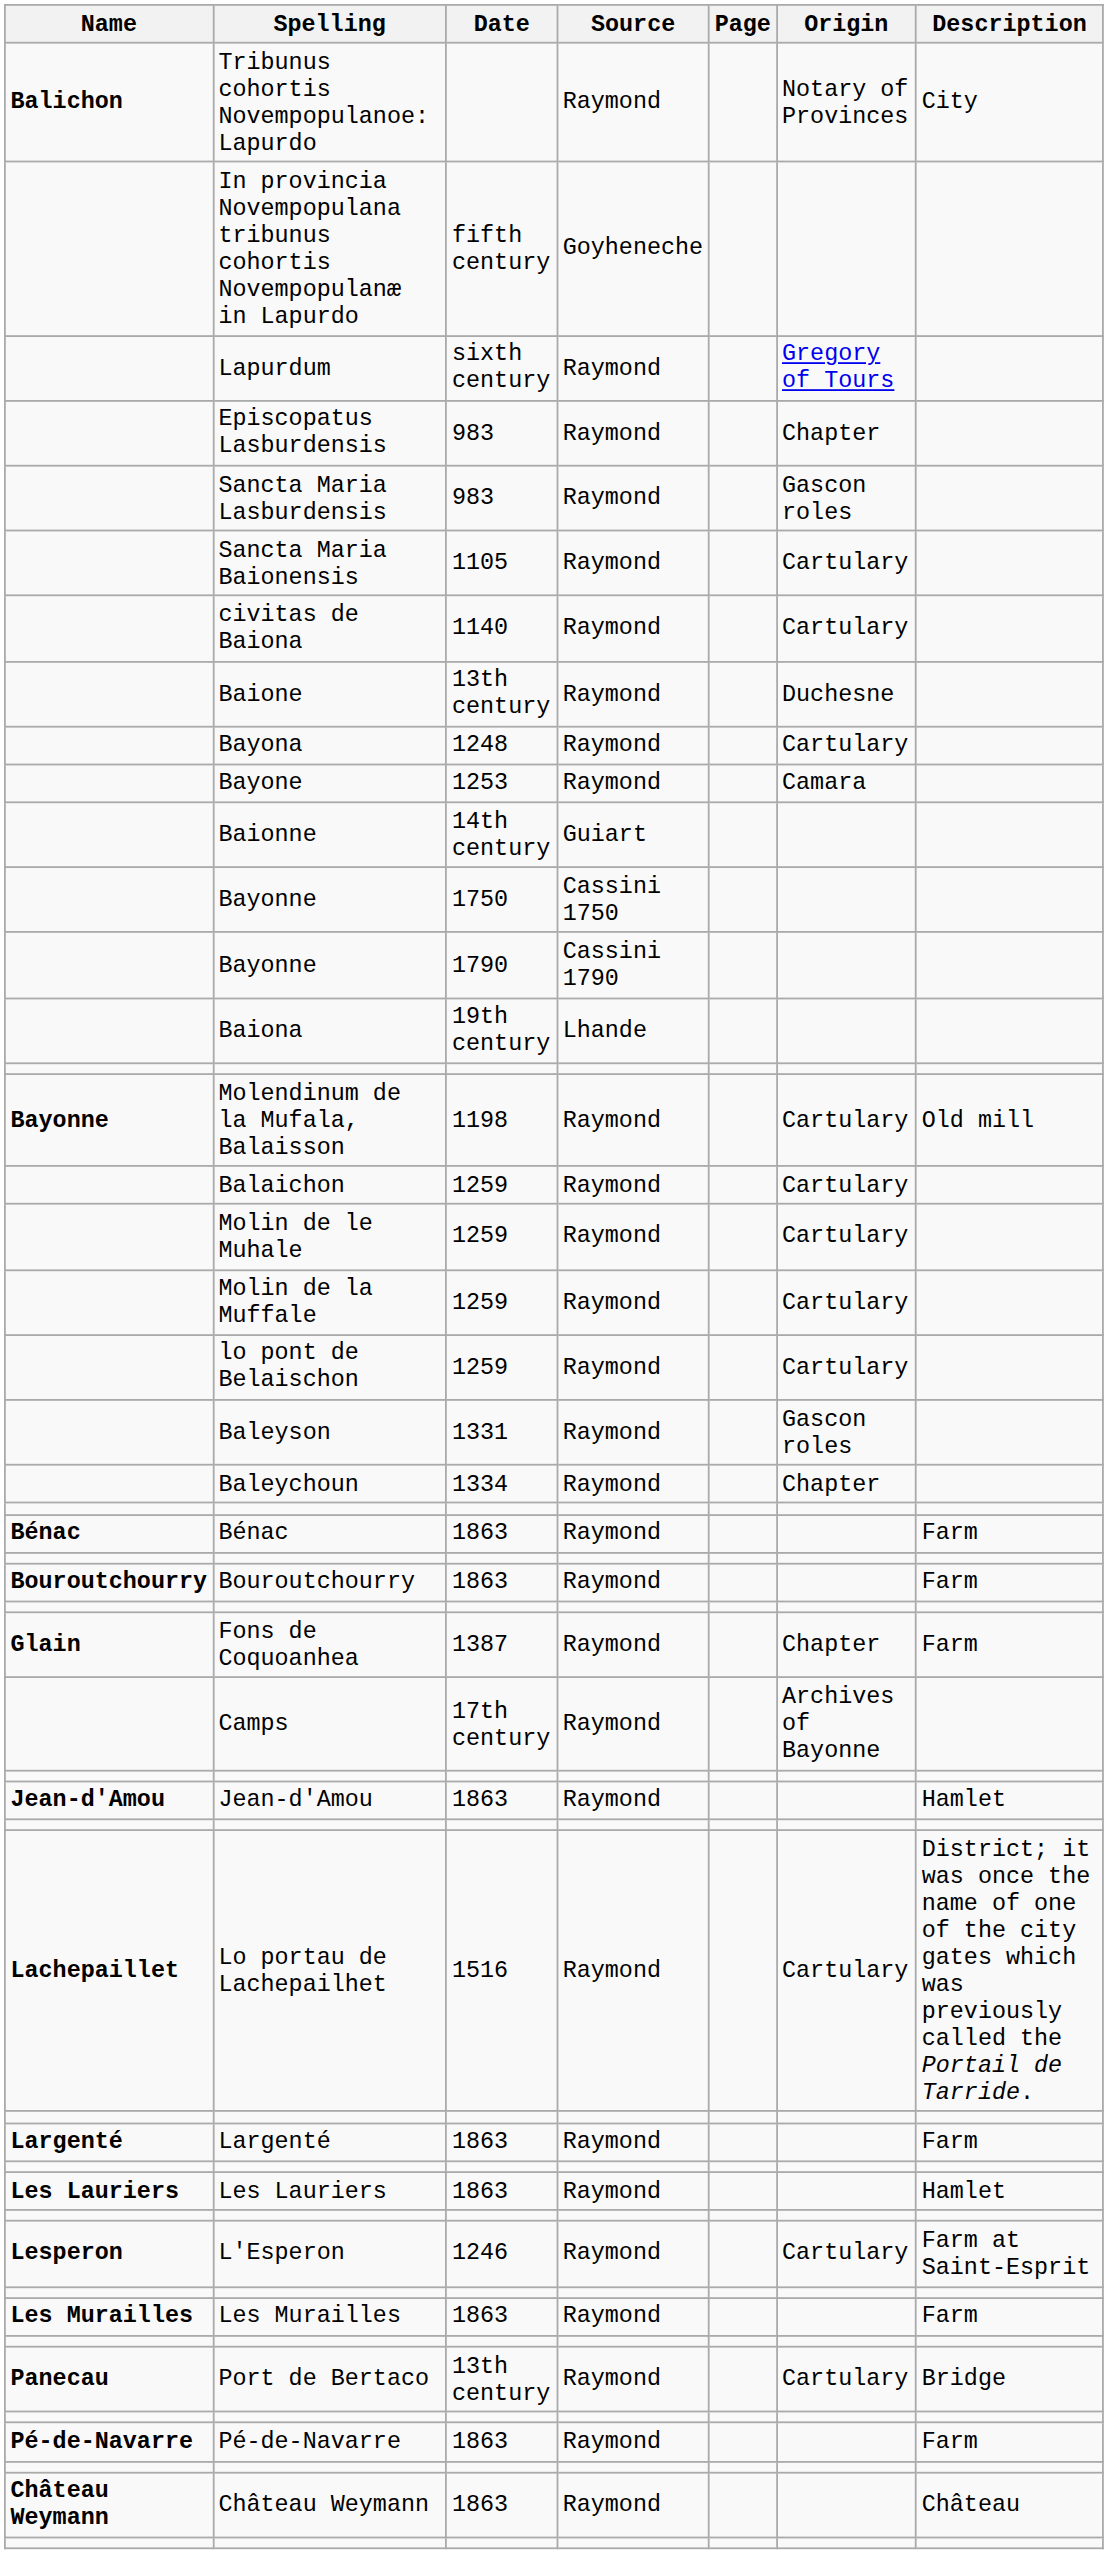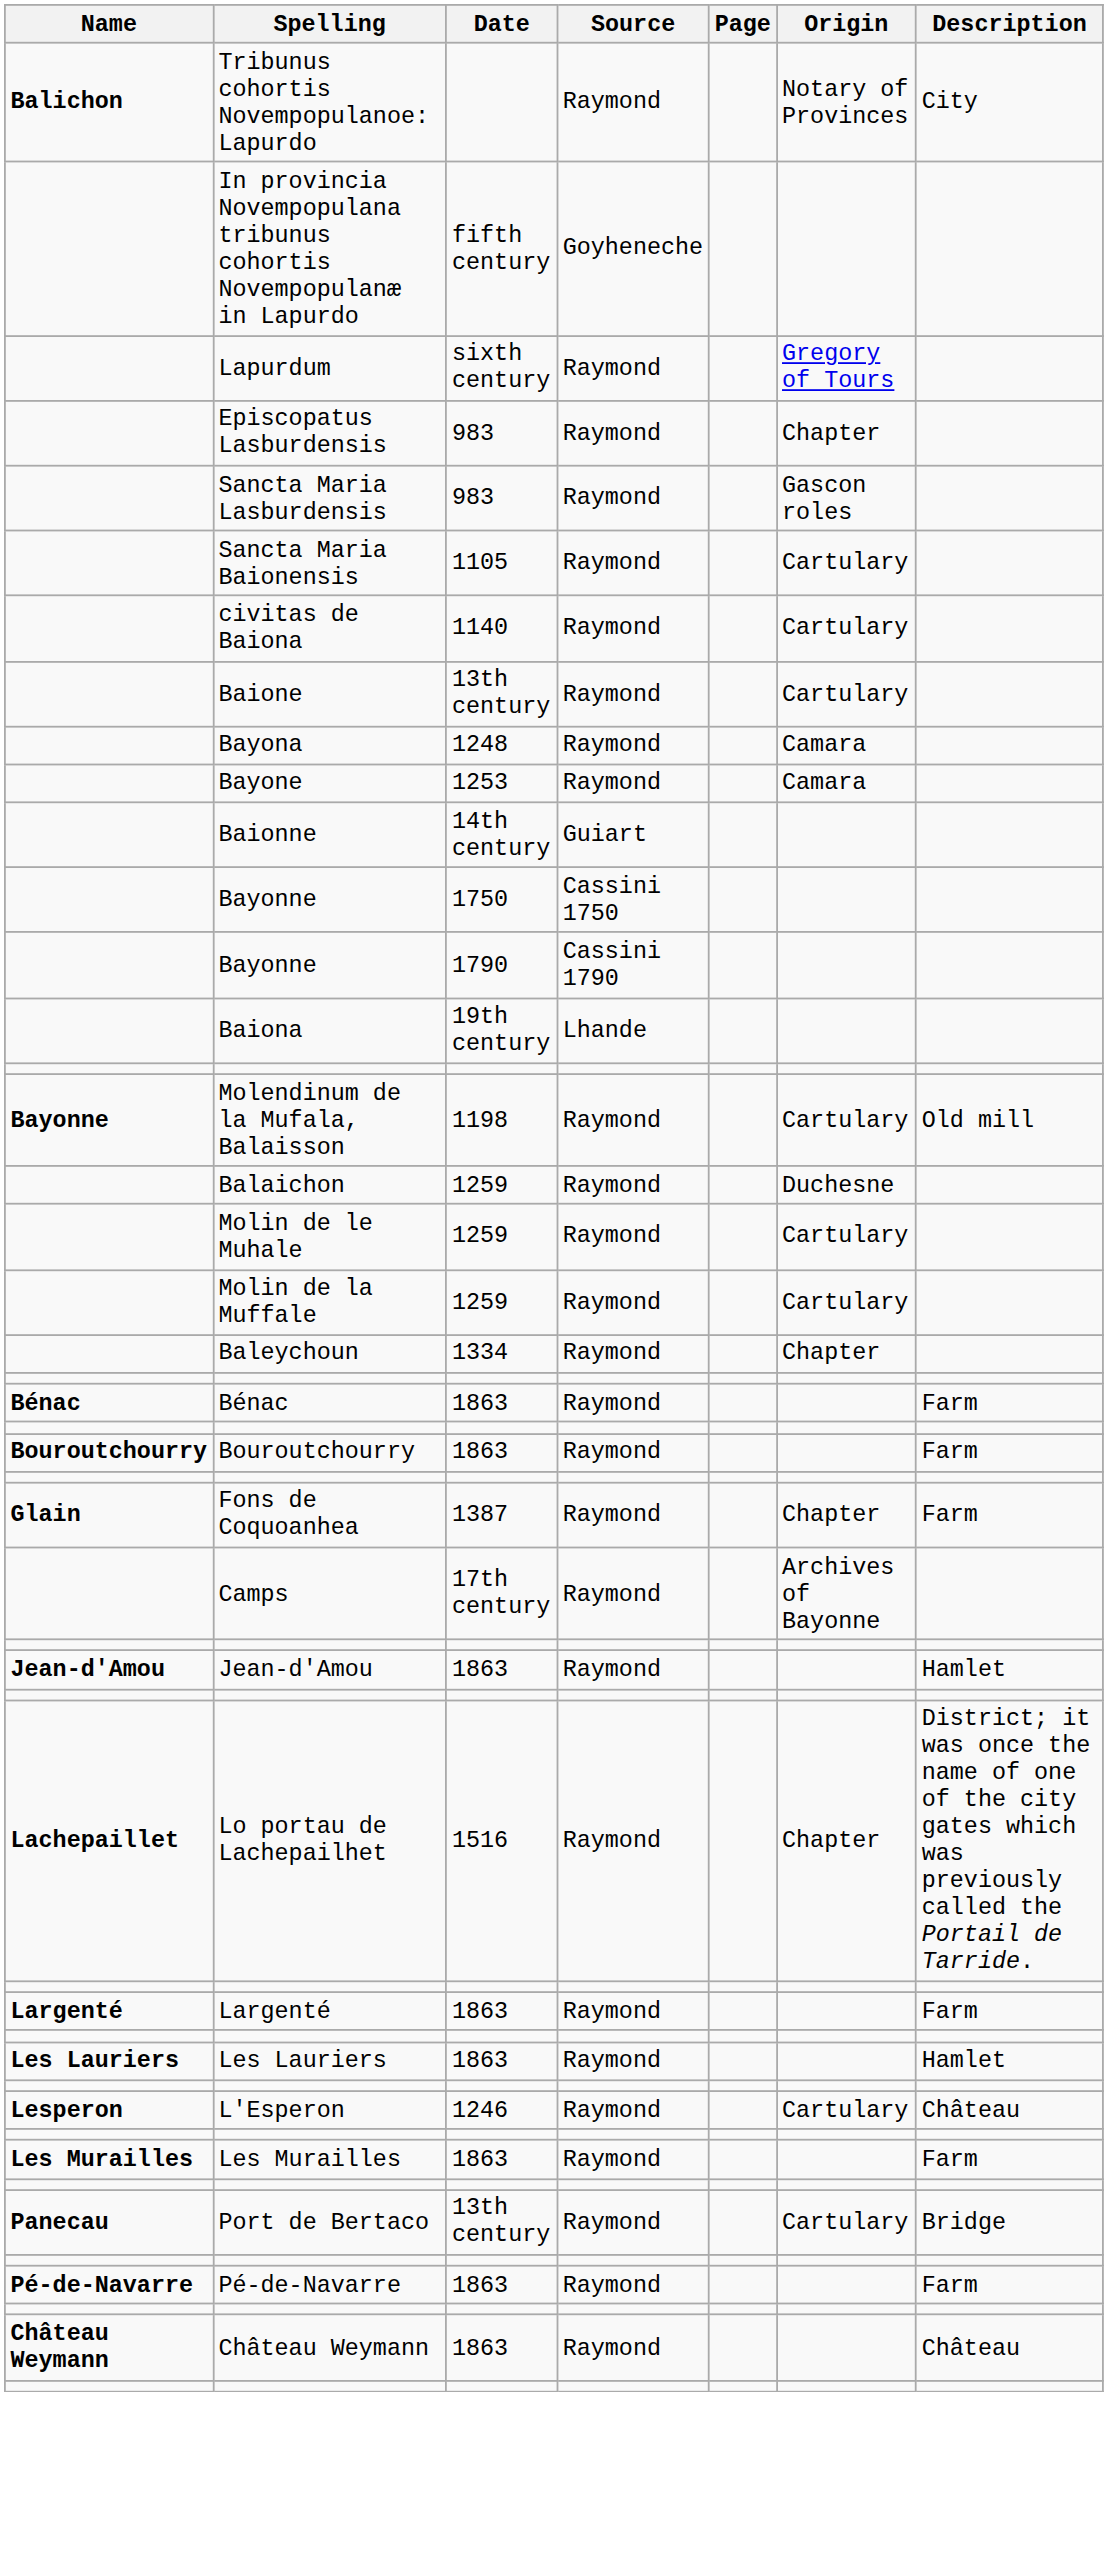(838, 694) Duchesne -> (845, 694) Cartulary
(845, 745) Cartulary -> (824, 745) Camara
(845, 1185) Cartulary -> (838, 1185) Duchesne
- row: (289, 1367)
- row: (275, 1432)
(845, 1971) Cartulary -> (831, 1841) Chapter
(1006, 2254) Farm at Saint-Esprit -> (971, 2110) Château
